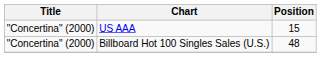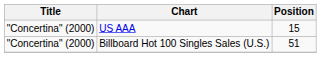(294, 44) 48 -> (294, 44) 51
